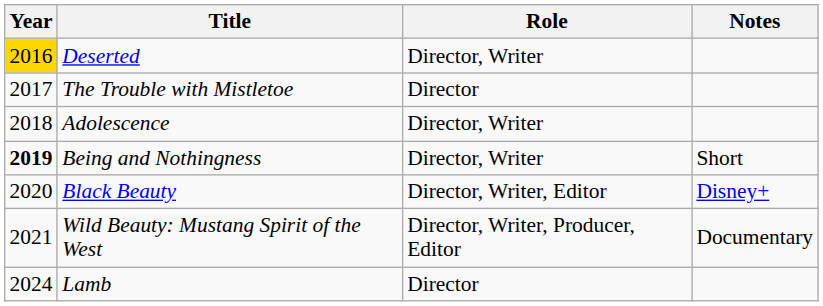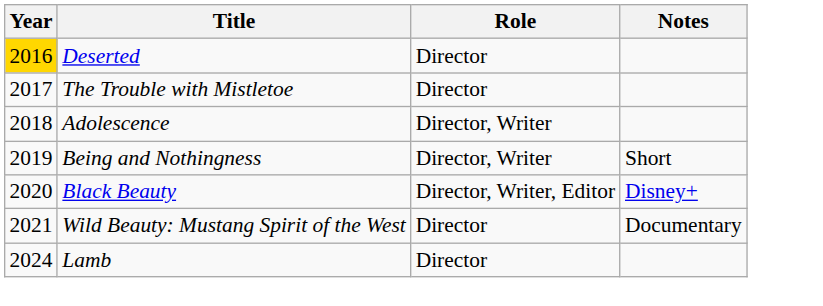(475, 55) Director, Writer -> (451, 55) Director
(31, 157) bold -> (31, 157) normal
(521, 237) Director, Writer, Producer, Editor -> (451, 225) Director
